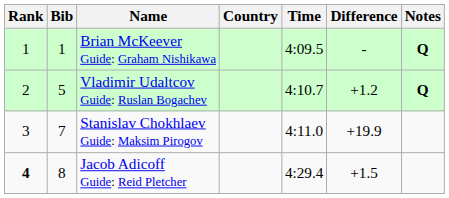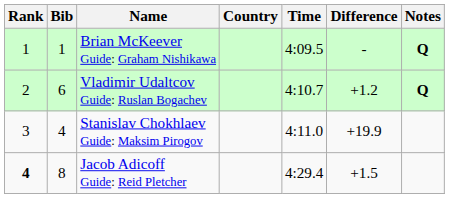(62, 90) 5 -> (62, 90) 6
(62, 131) 7 -> (62, 131) 4
